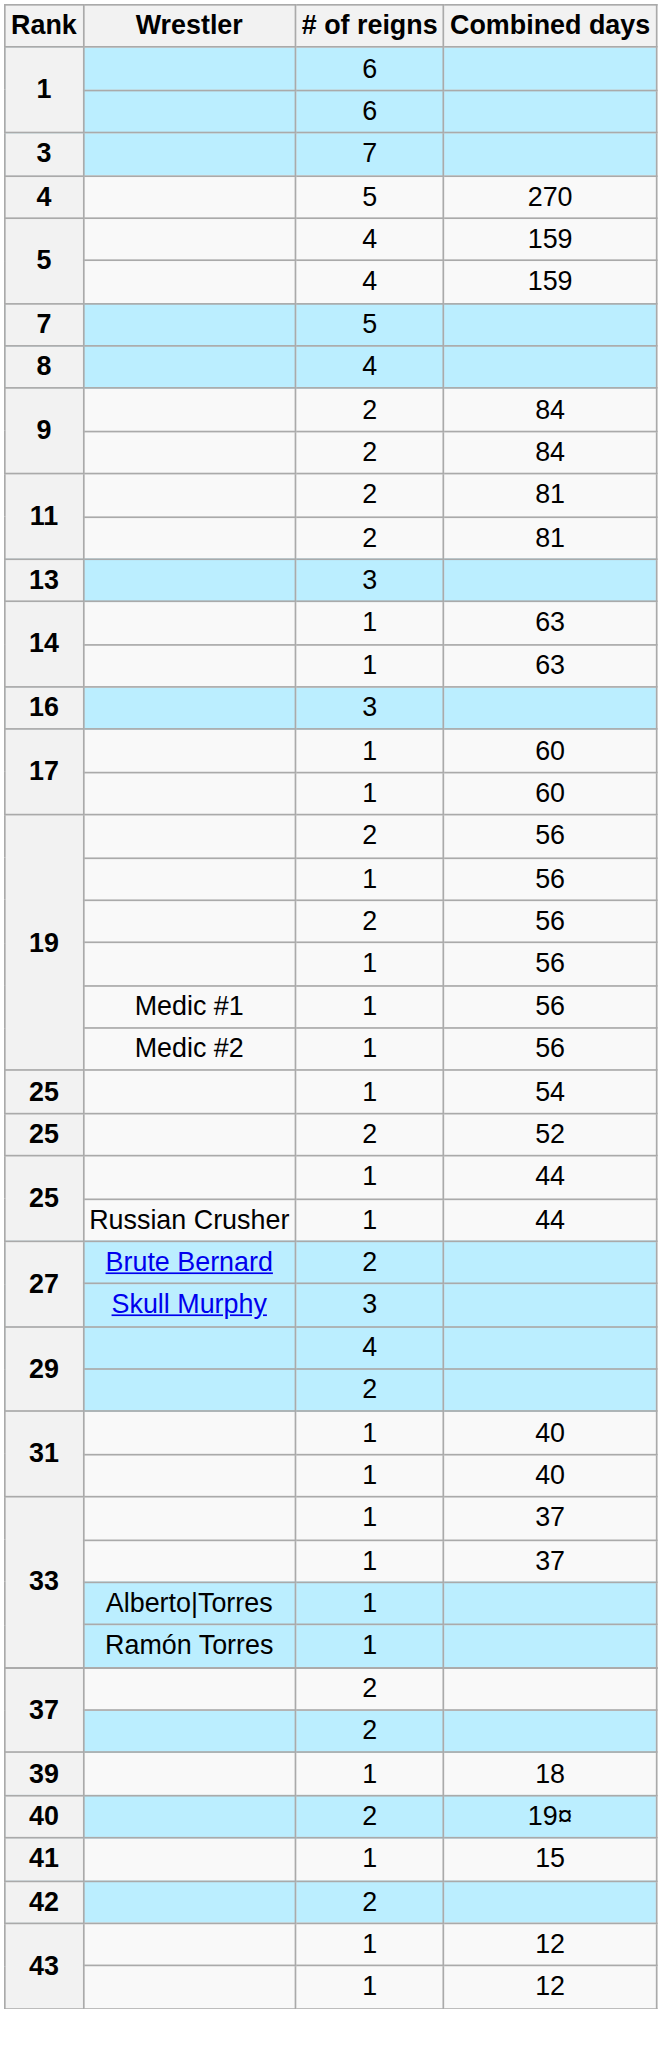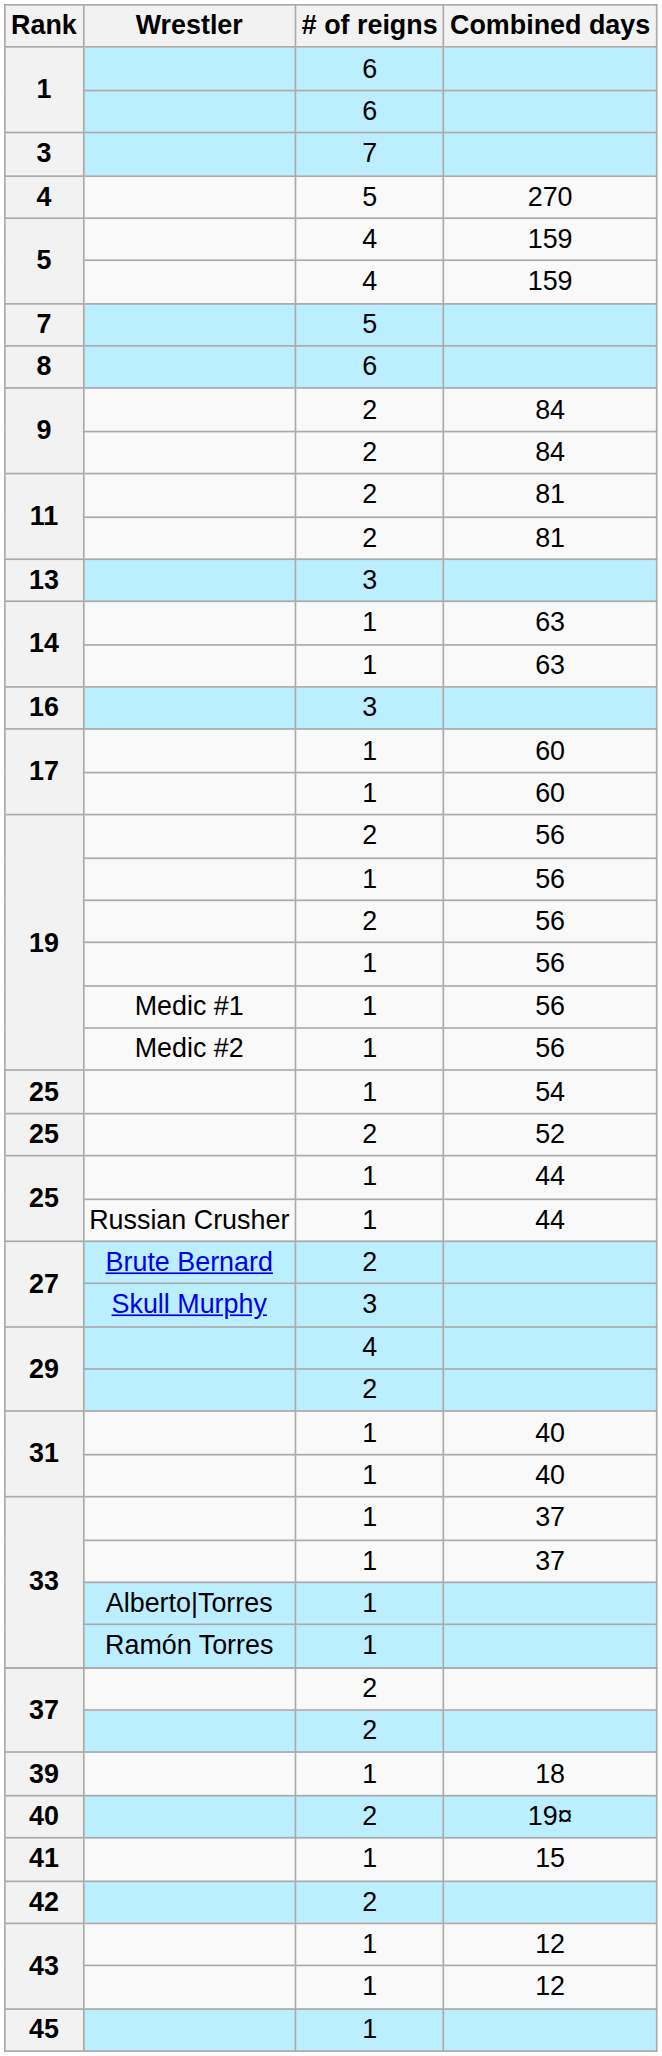(370, 366) 4 -> (370, 366) 6
+ row: (44, 2029)
